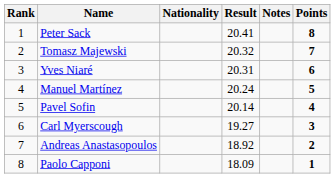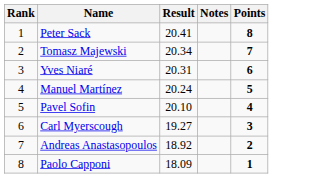- column: (191, 13)
(241, 51) 20.32 -> (179, 51) 20.34
(241, 107) 20.14 -> (179, 107) 20.10
